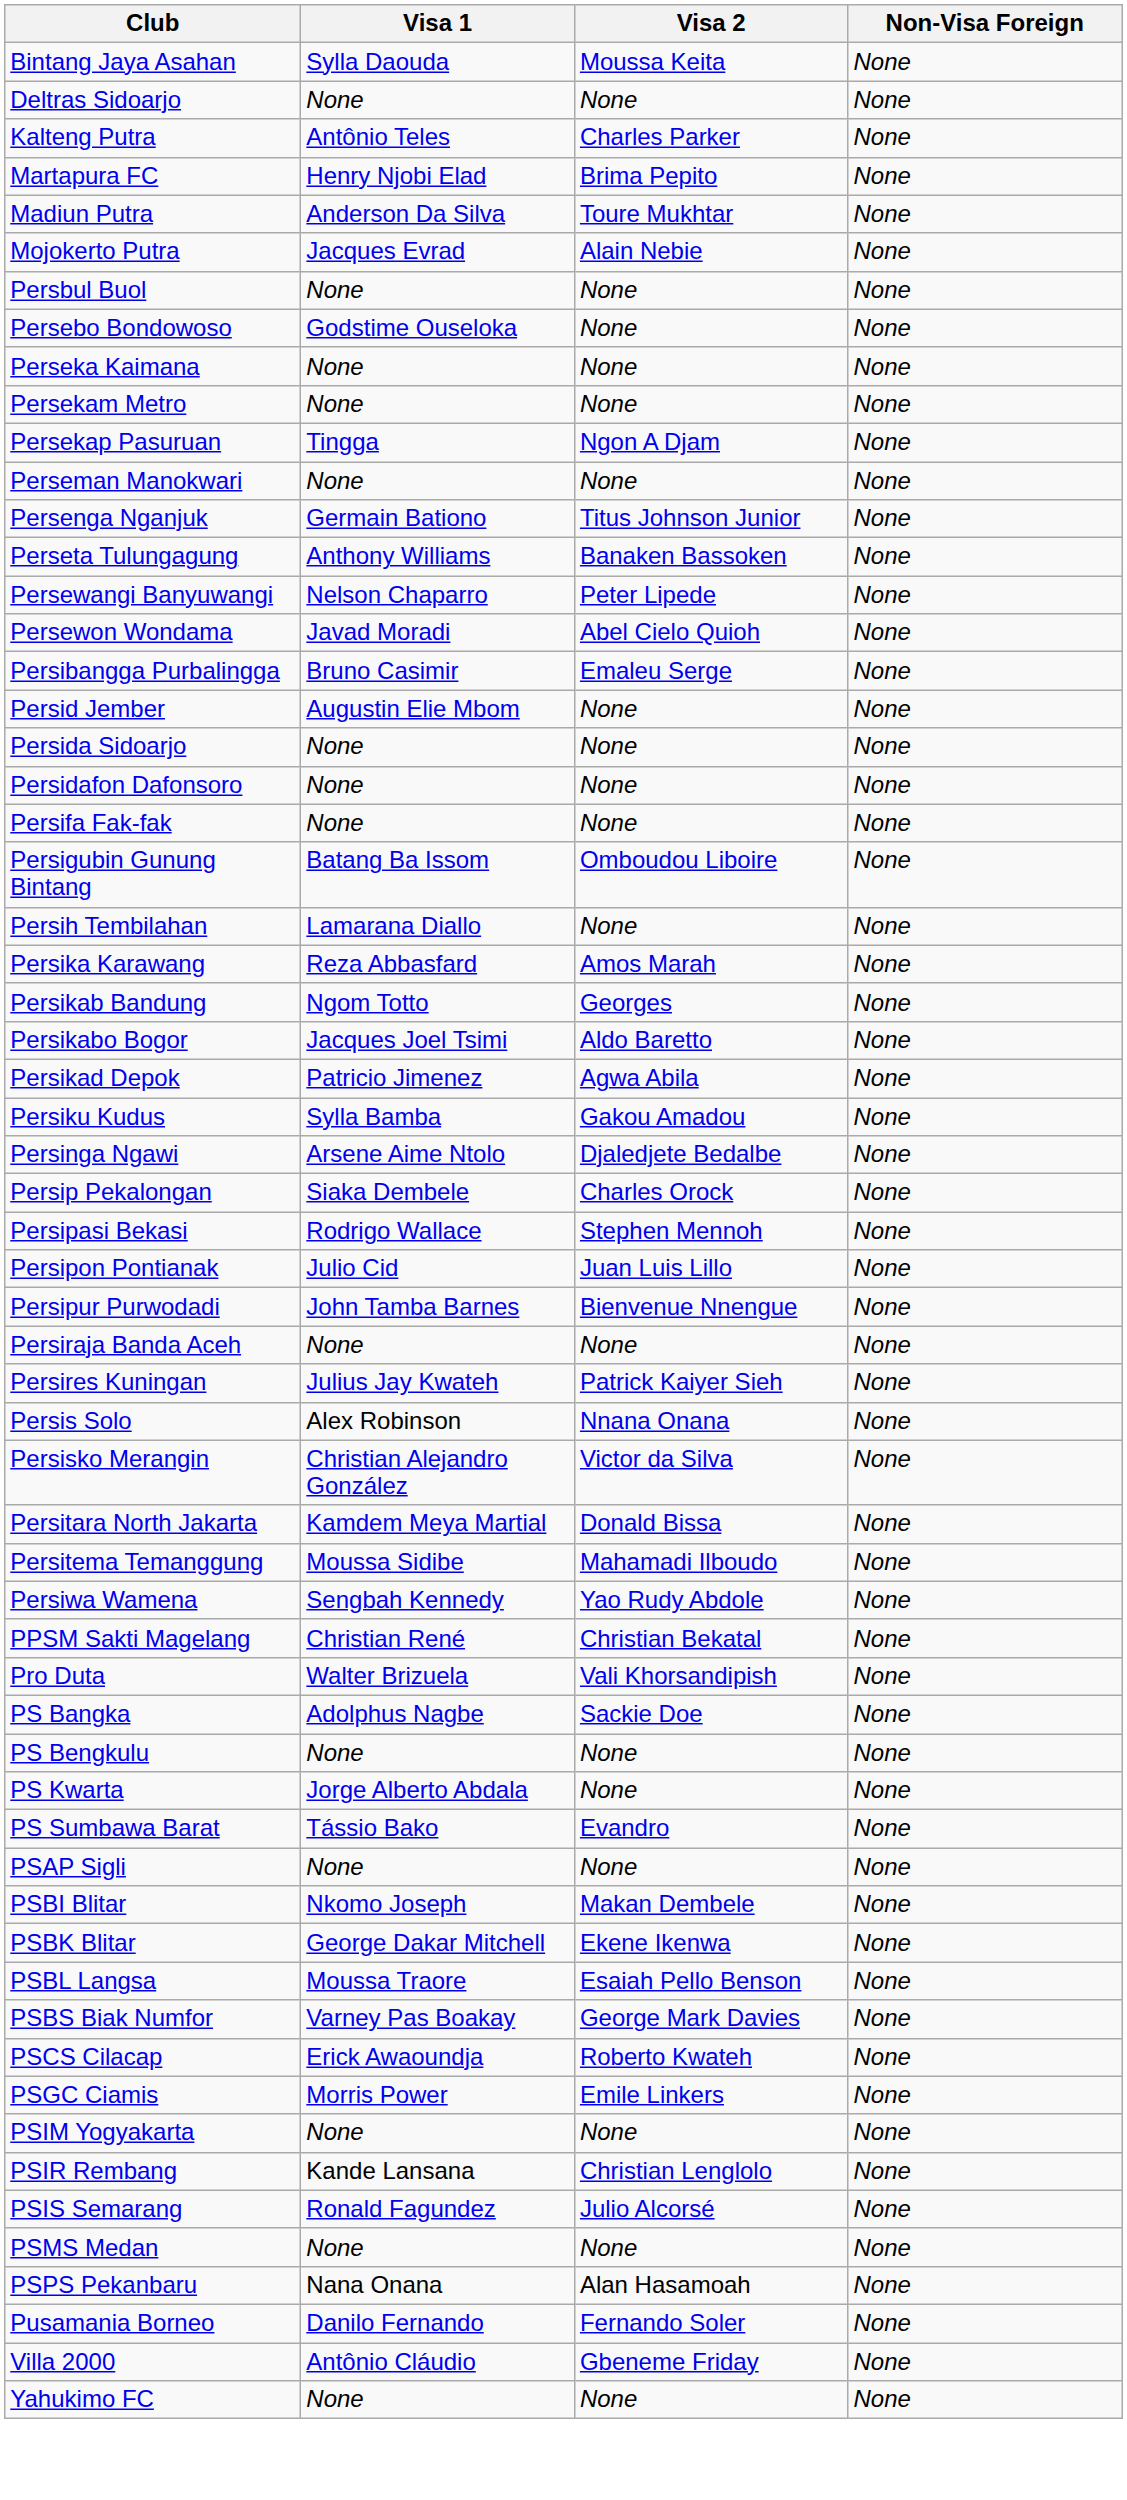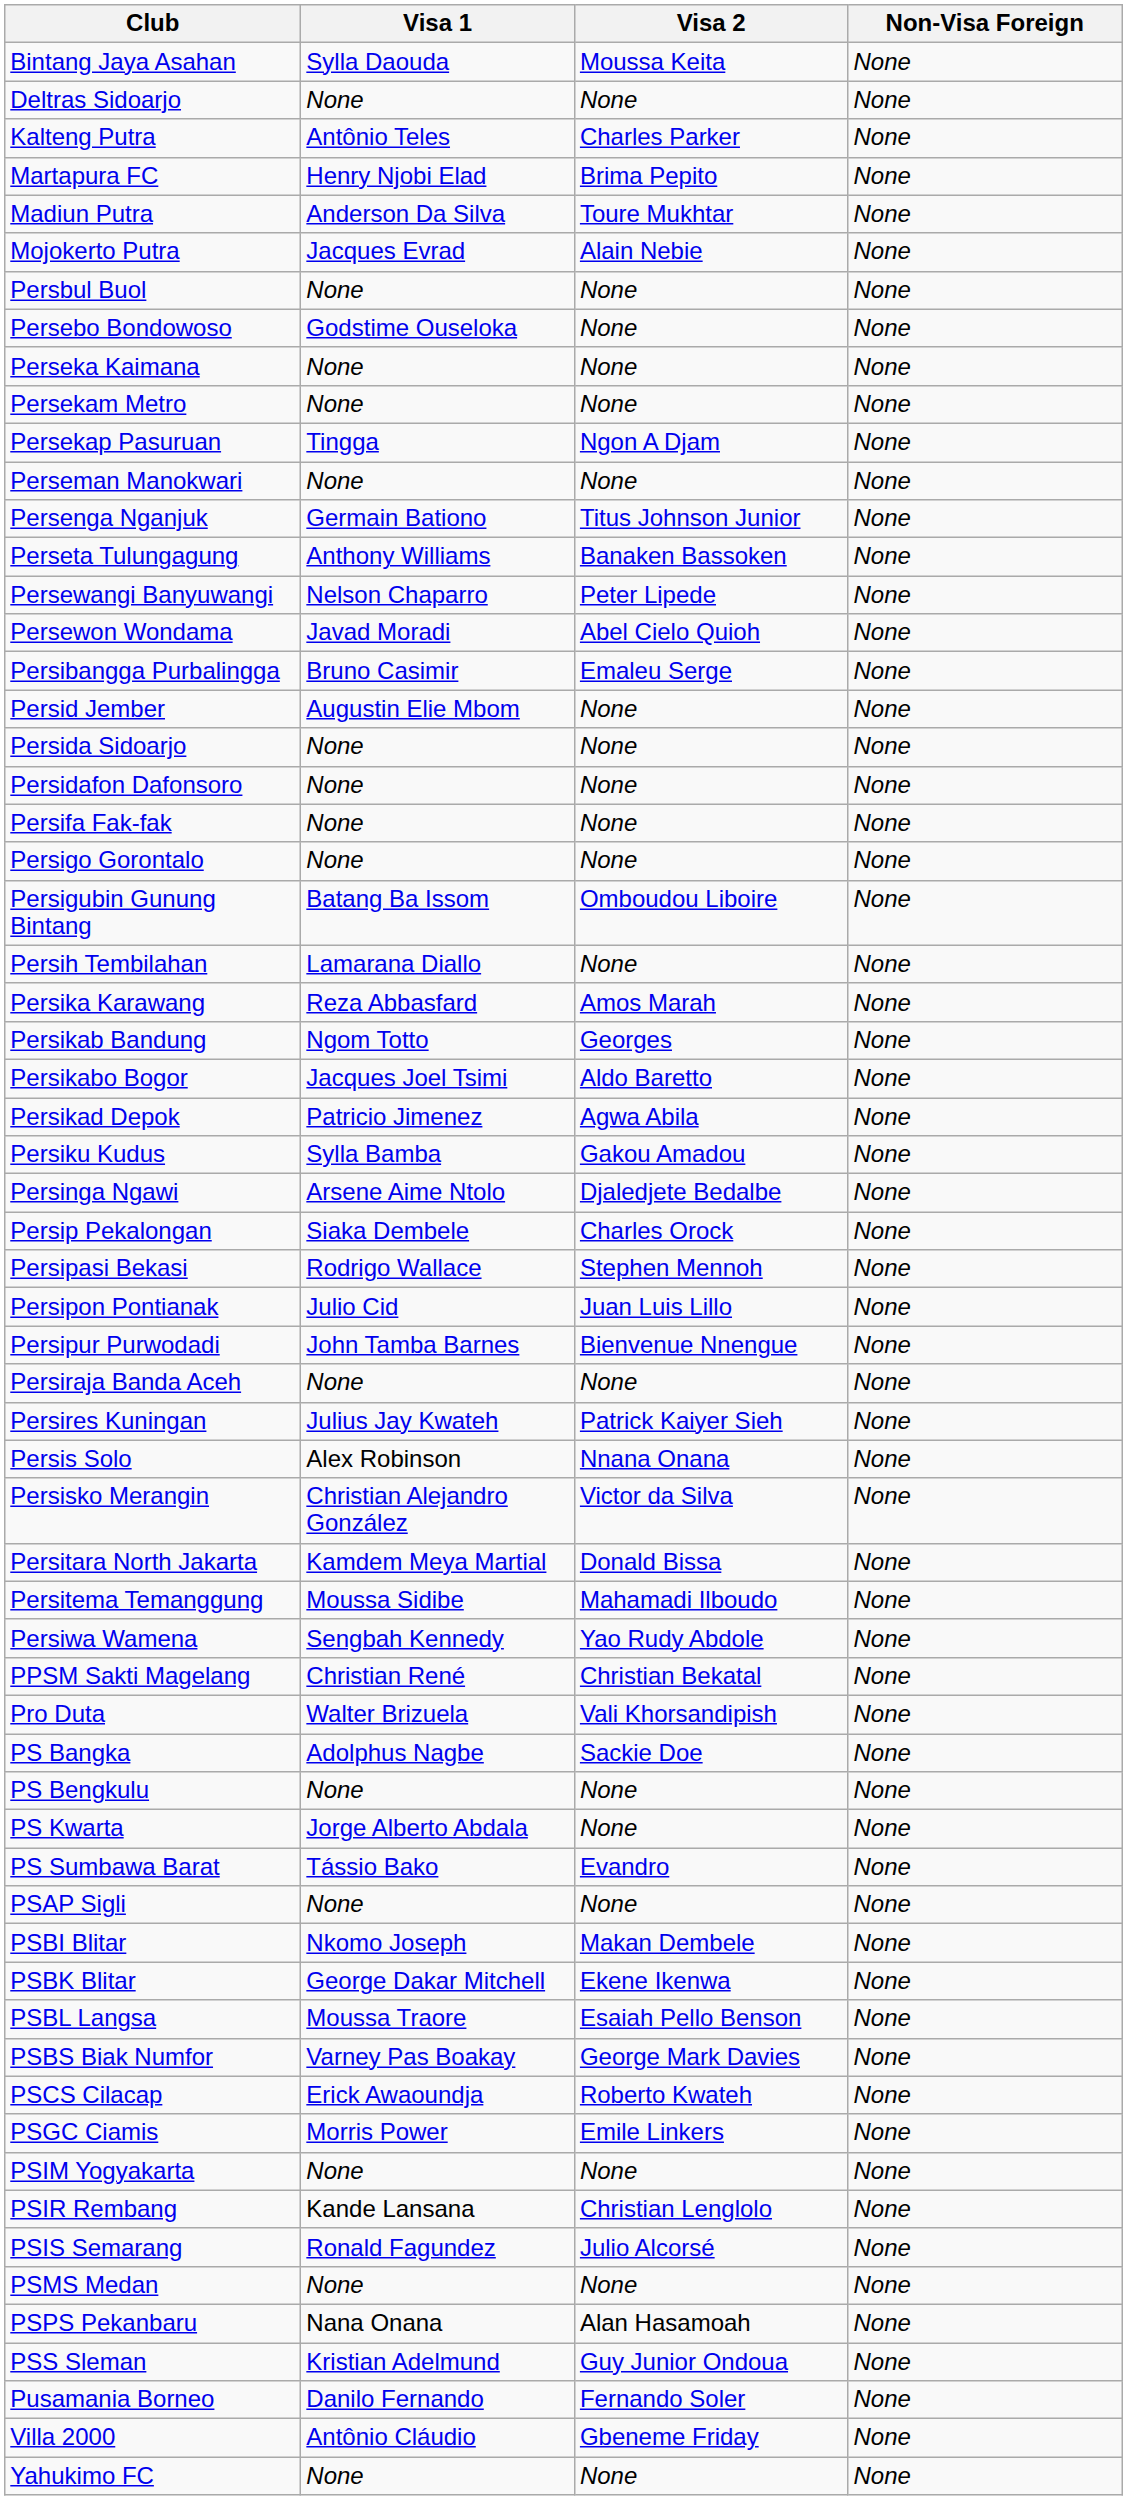+ row: (107, 860)
+ row: (78, 2361)
